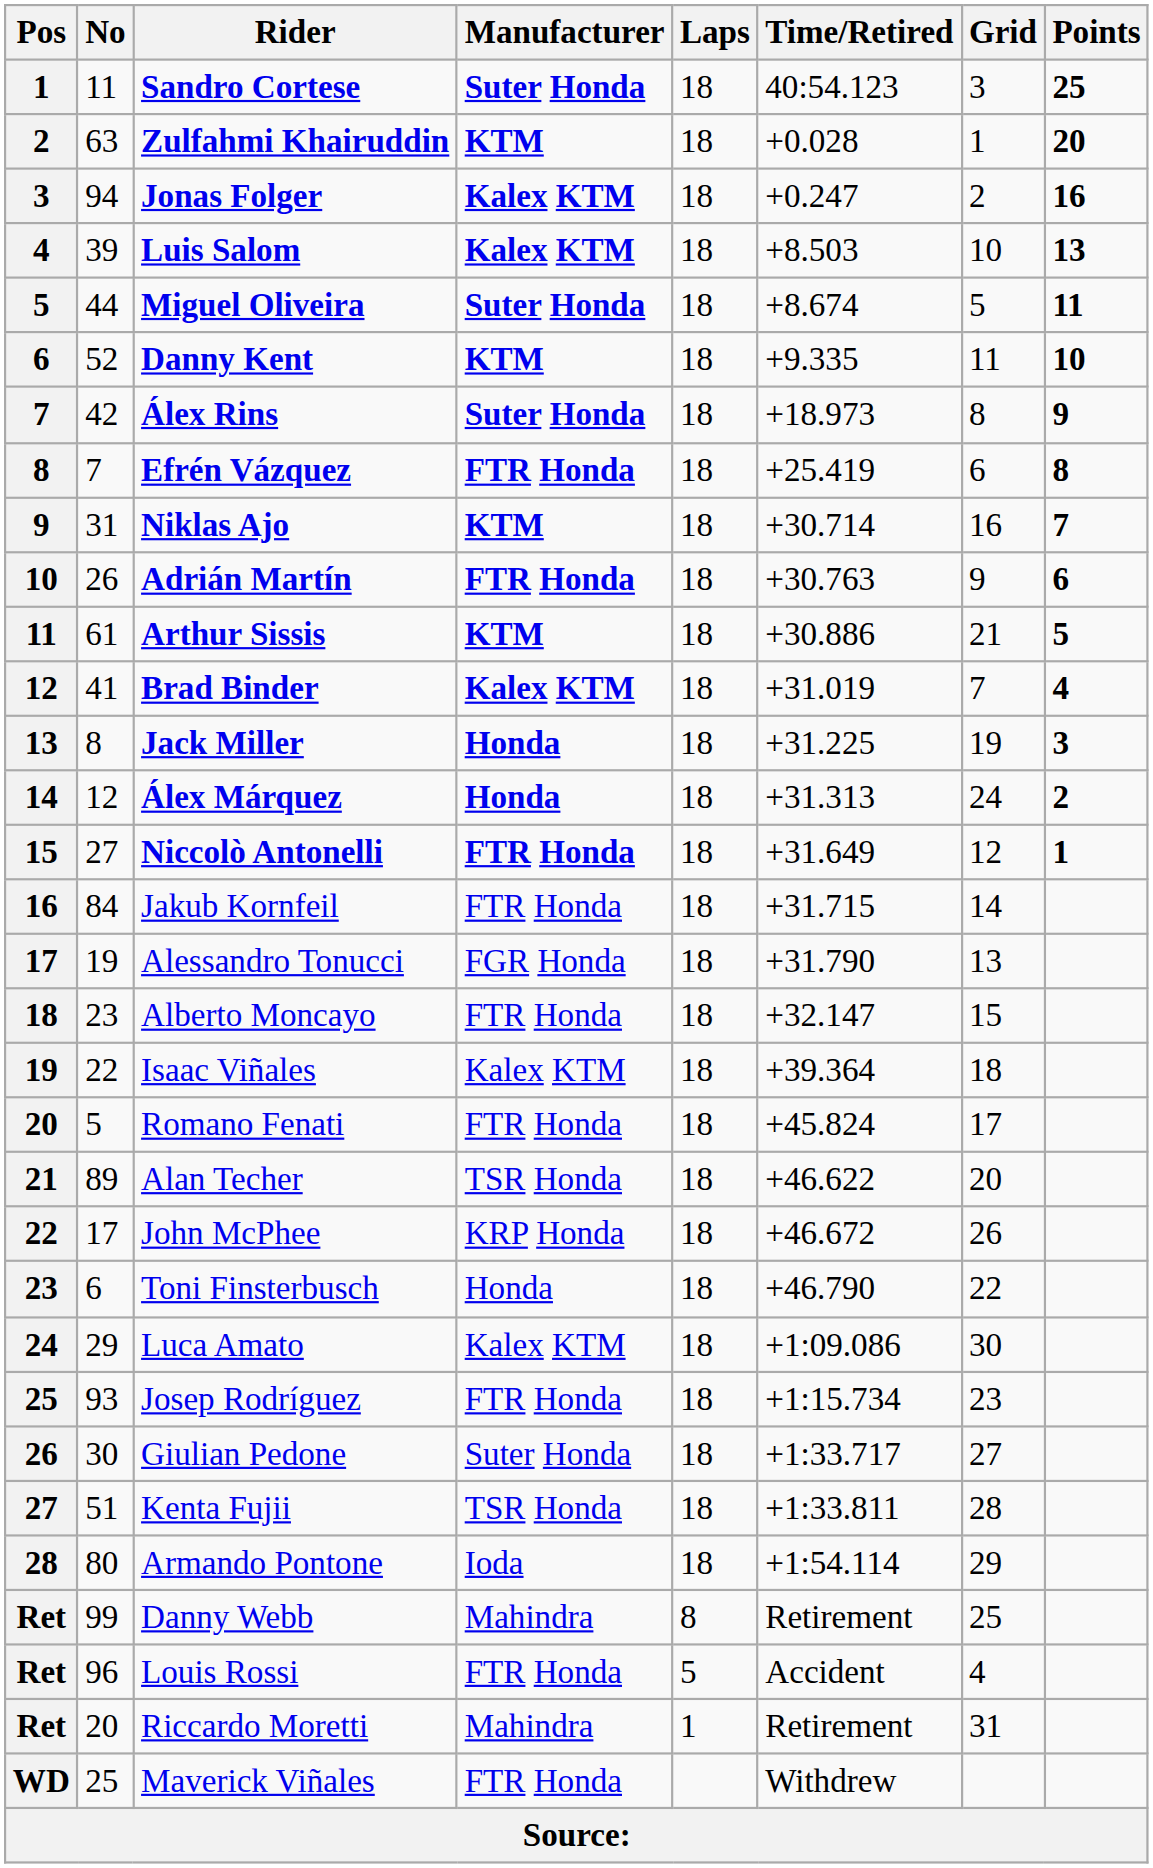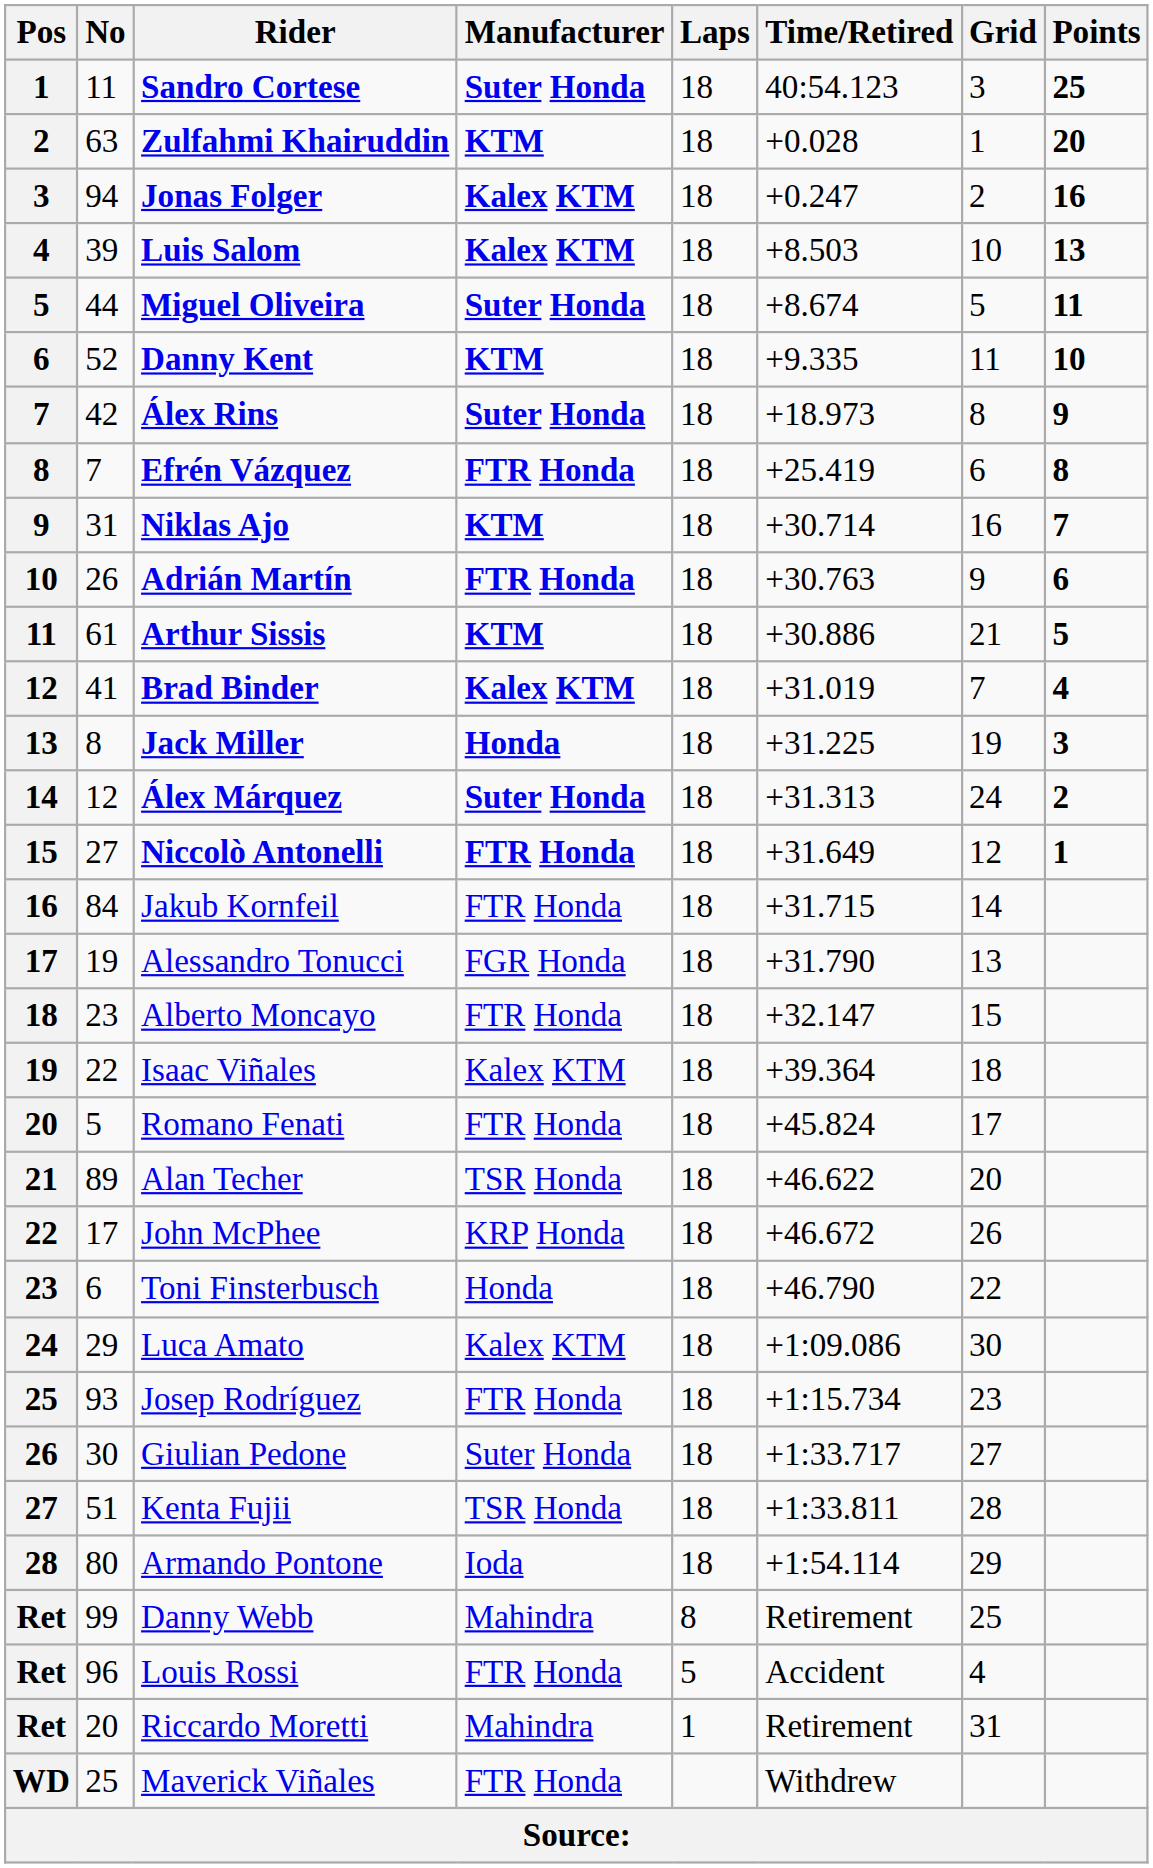(513, 796) Honda -> (555, 796) Suter Honda
